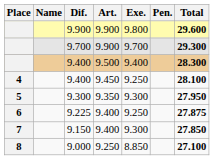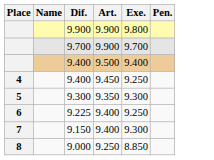- column: (192, 12)
